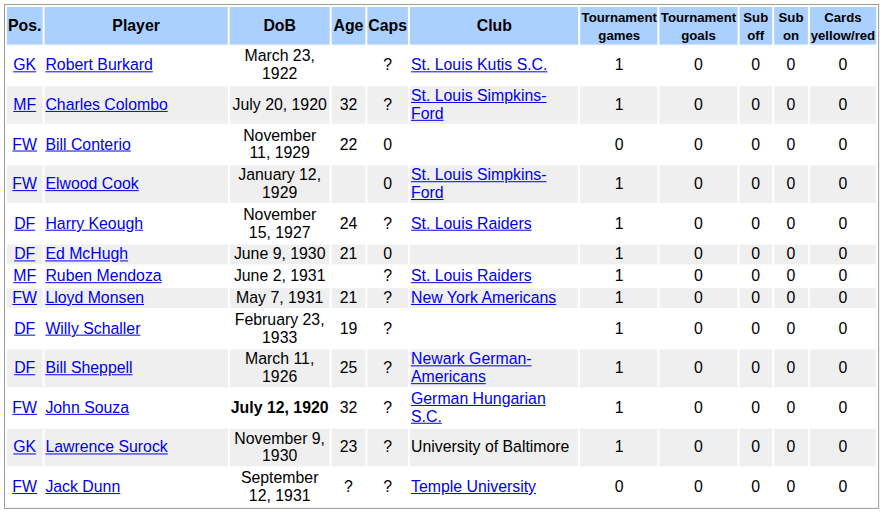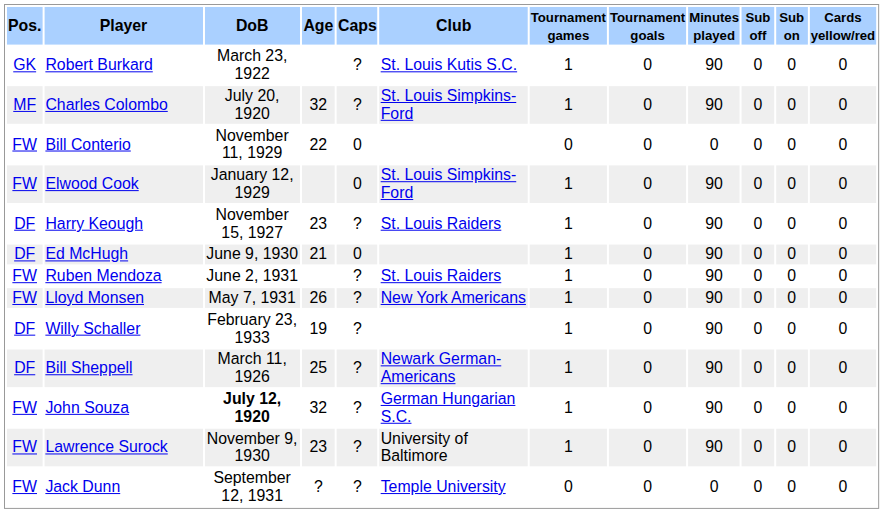+ column: (714, 26)
(348, 223) 24 -> (318, 223) 23
(25, 276) MF -> (25, 276) FW
(348, 298) 21 -> (318, 298) 26
(25, 447) GK -> (25, 447) FW
